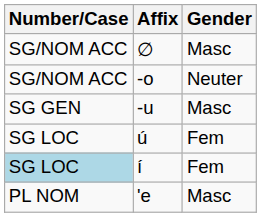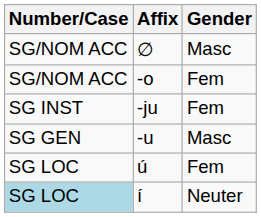(215, 79) Neuter -> (205, 79) Fem
+ row: (147, 108)
(205, 167) Fem -> (215, 196) Neuter
- row: (144, 196)
